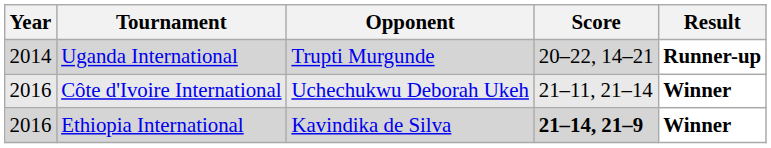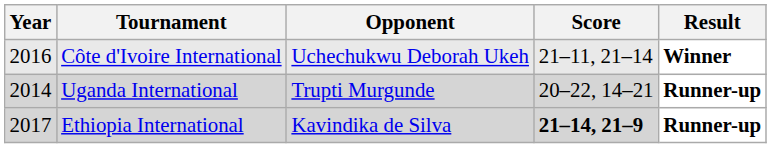rows swapped: (149, 56) <-> (171, 90)
(30, 125) 2016 -> (30, 125) 2017
(697, 125) Winner -> (712, 125) Runner-up
